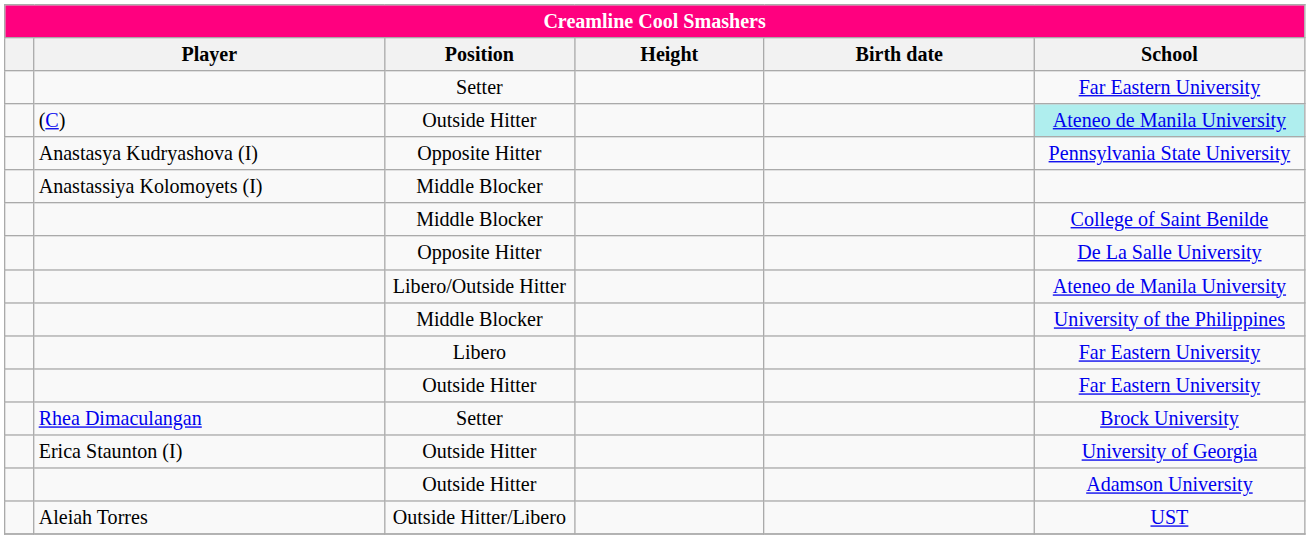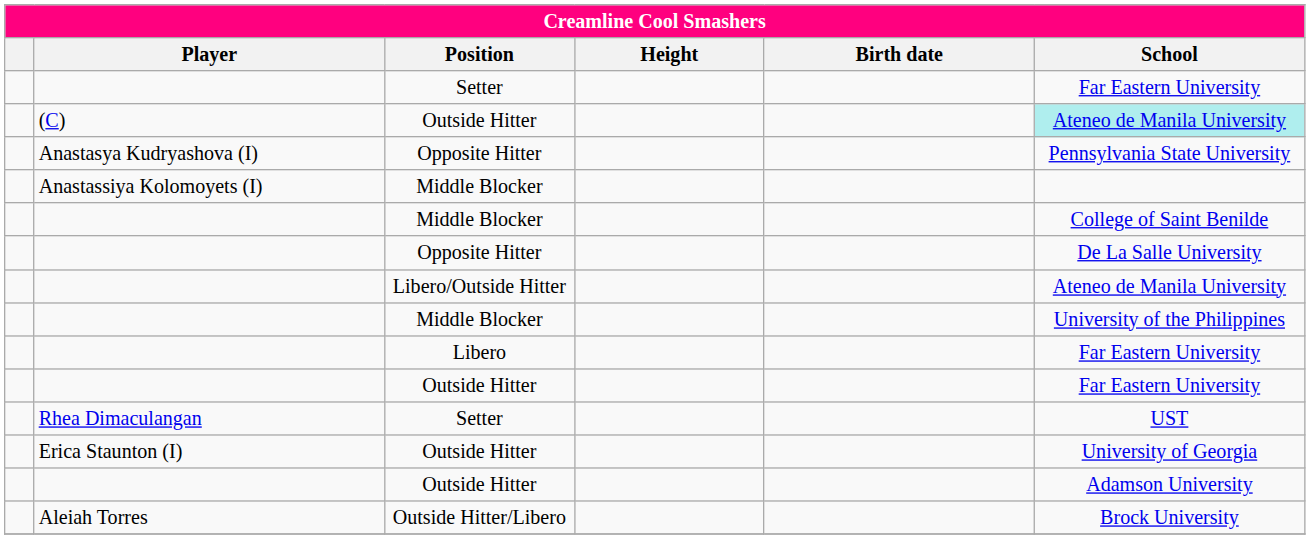(1169, 418) Brock University -> (1169, 418) UST
(1169, 517) UST -> (1169, 517) Brock University
